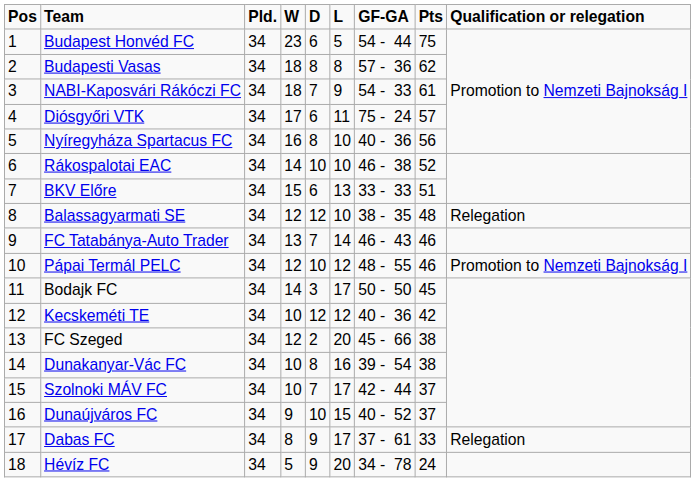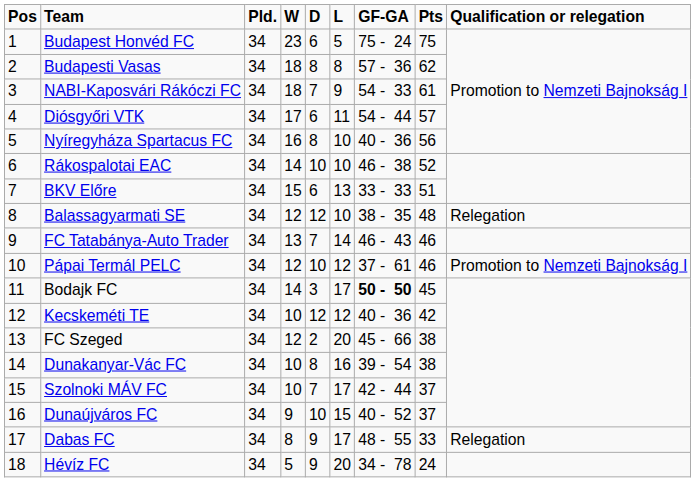(385, 41) 54 - 44 -> (385, 41) 75 - 24
(385, 116) 75 - 24 -> (385, 116) 54 - 44
(385, 265) 48 - 55 -> (385, 265) 37 - 61
(385, 290) normal -> (385, 290) bold
(385, 439) 37 - 61 -> (385, 439) 48 - 55
